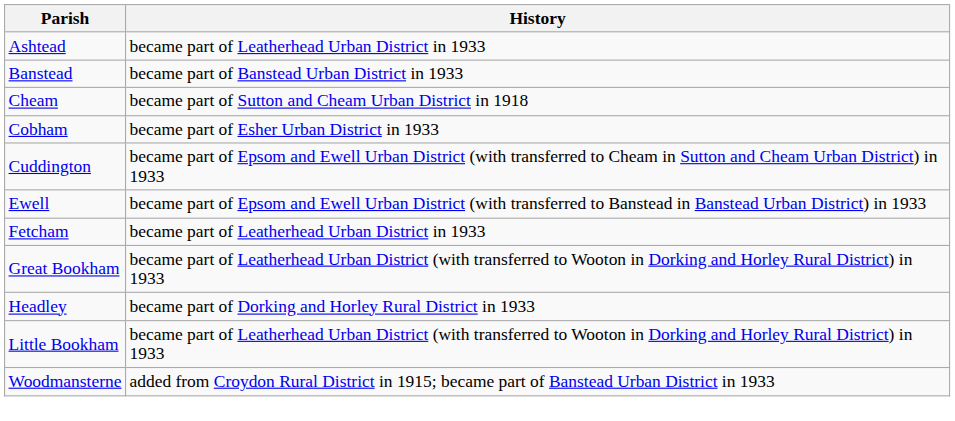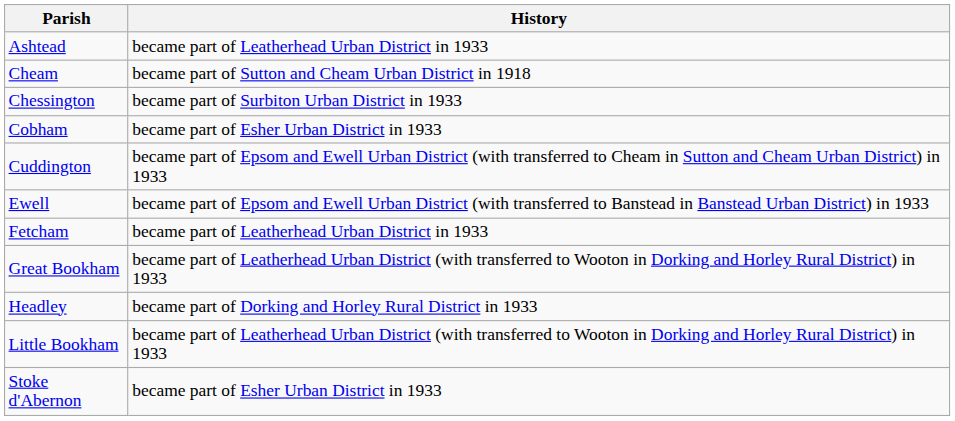- row: (41, 73)
+ row: (52, 101)
+ row: (45, 391)
- row: (65, 381)
